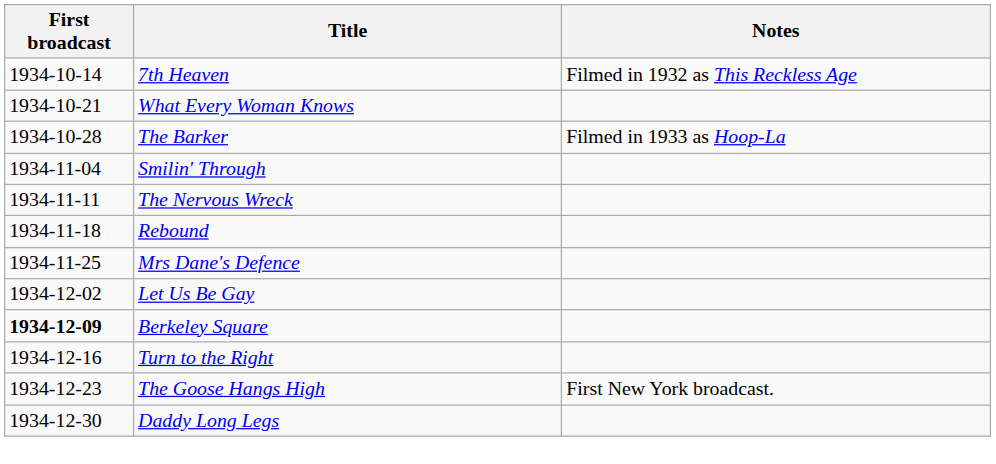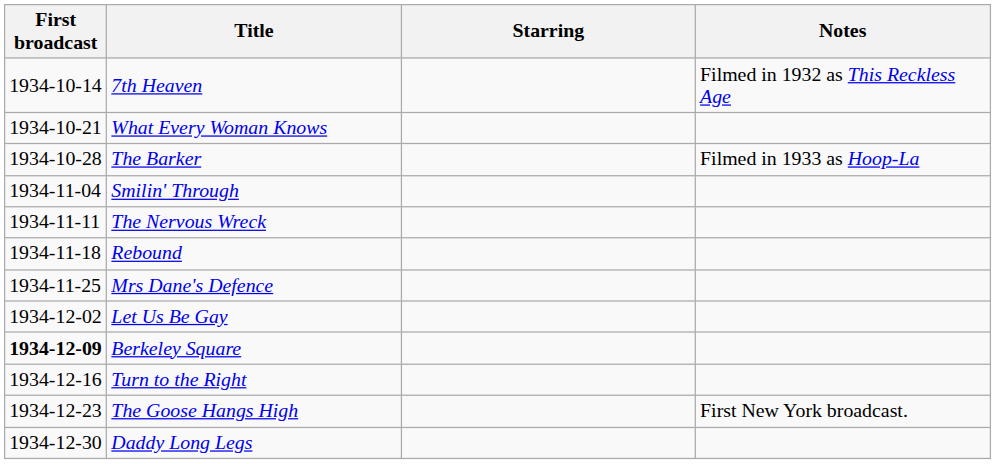+ column: (548, 31)
